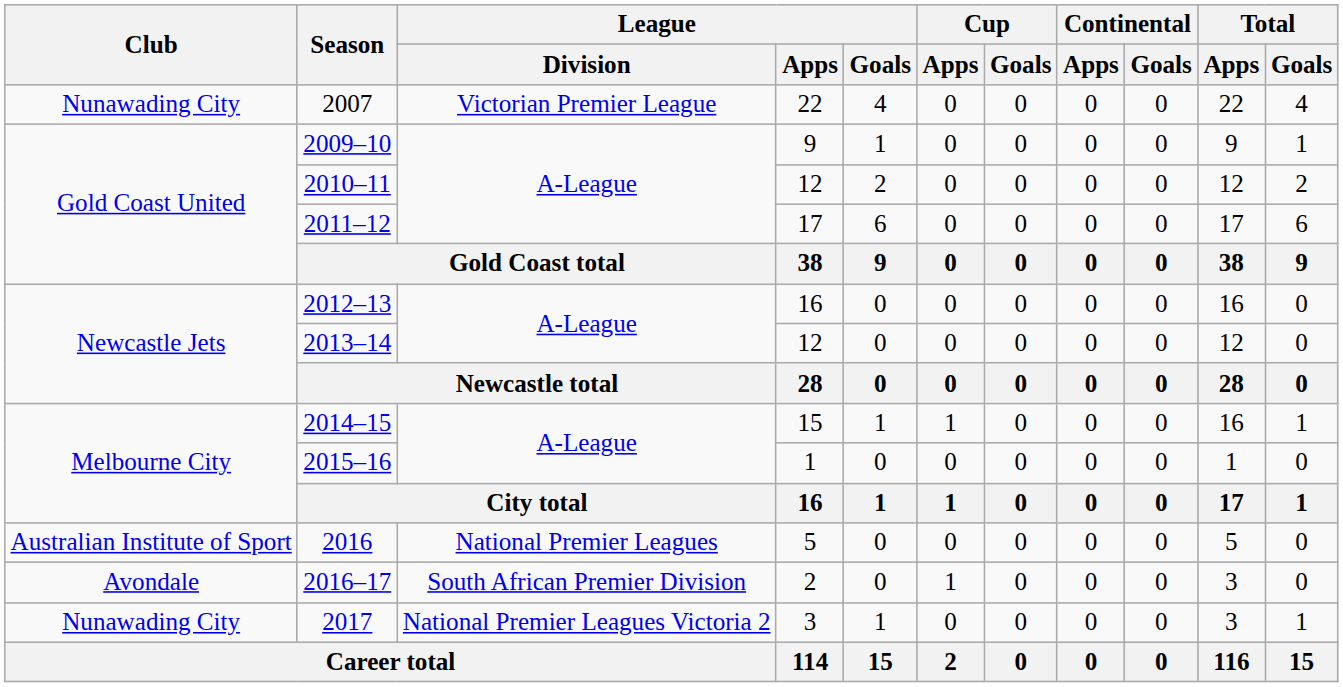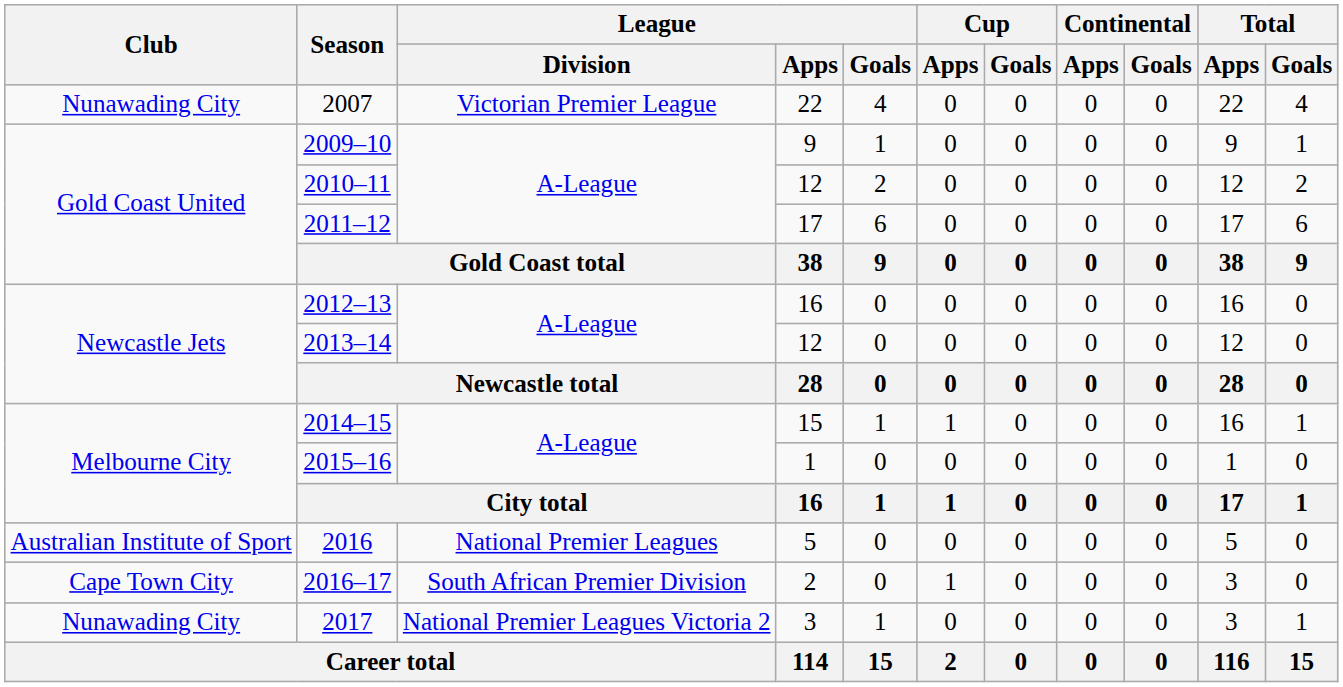(151, 582) Avondale -> (151, 582) Cape Town City
